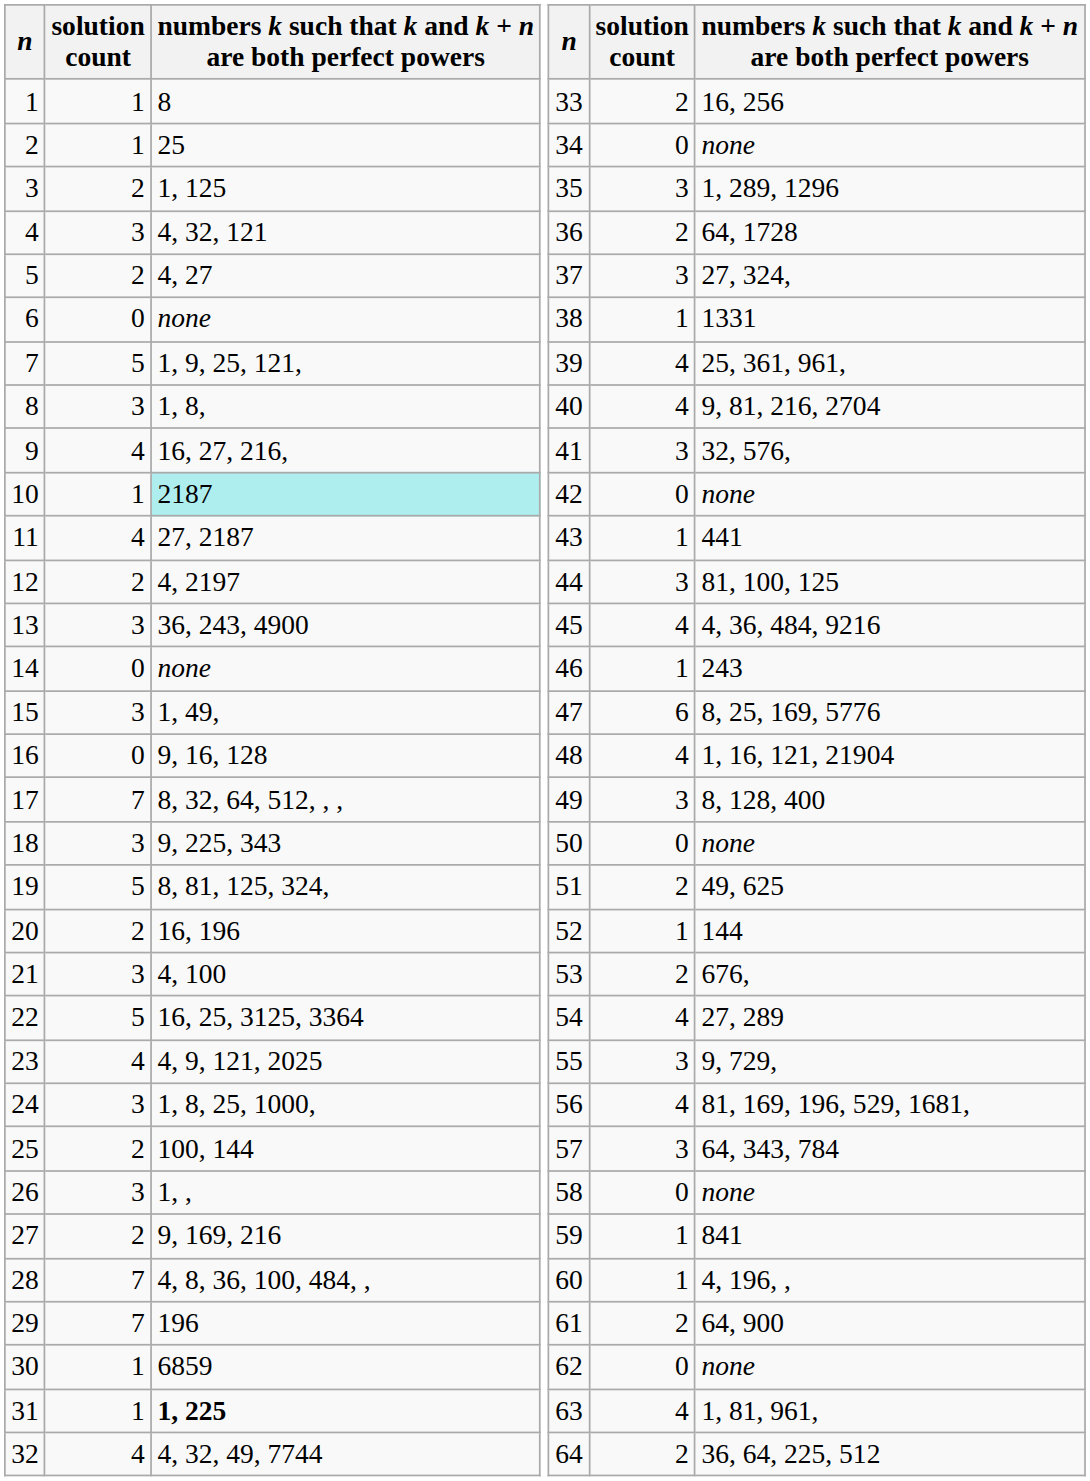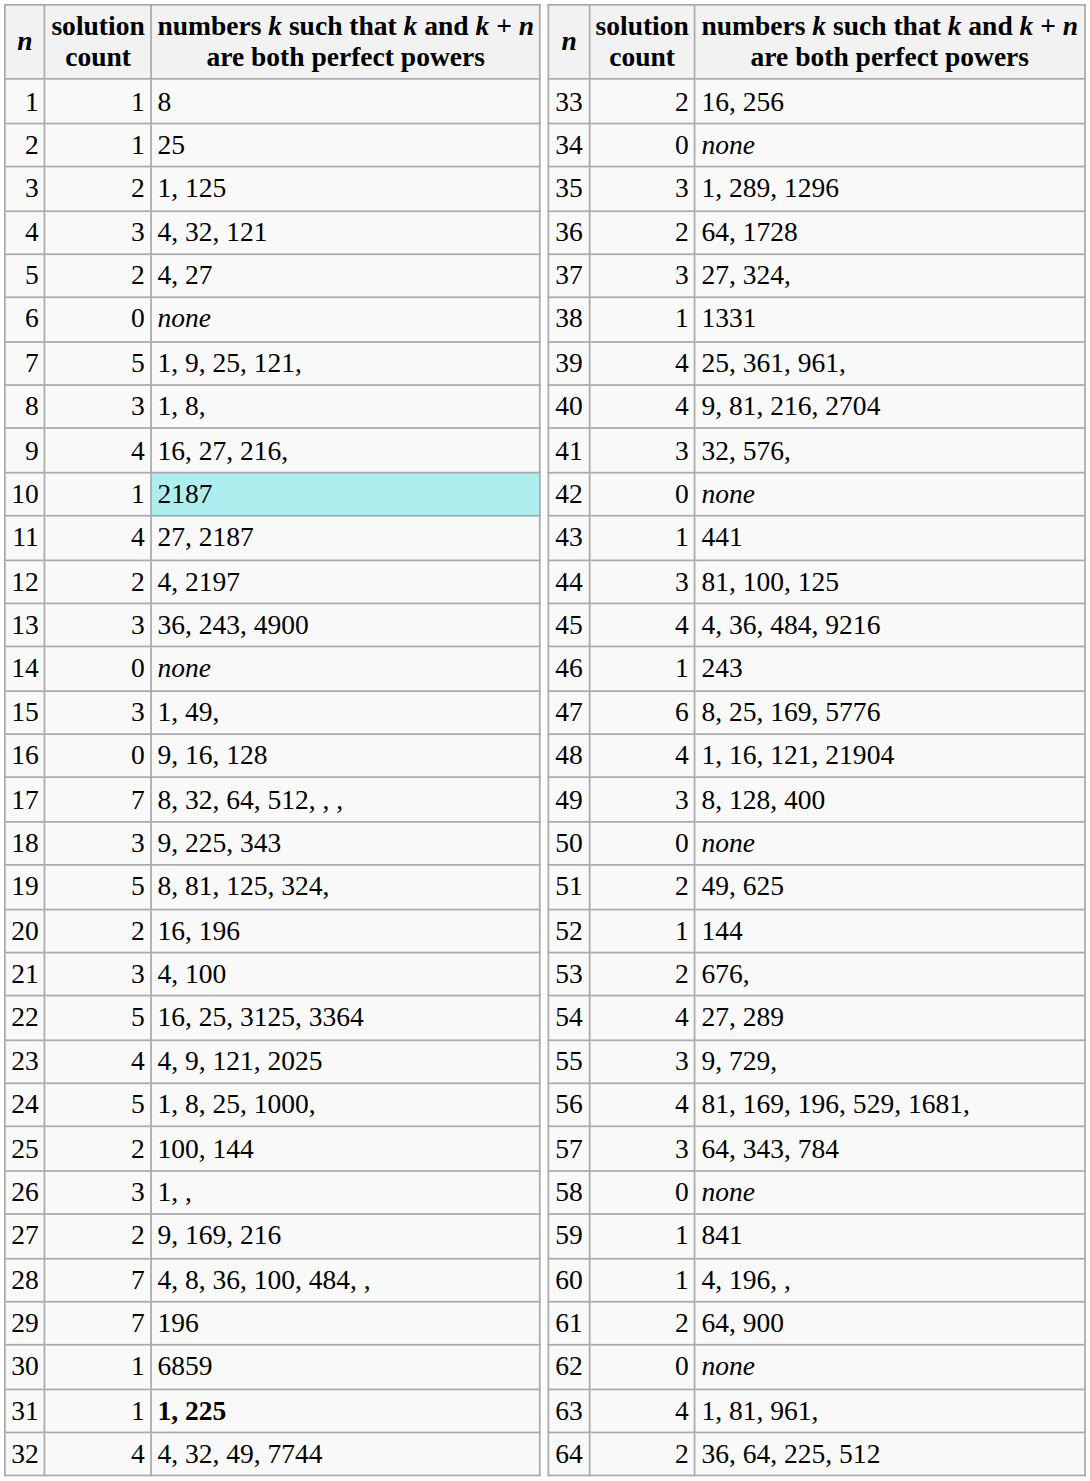(138, 1104) 3 -> (138, 1104) 5
